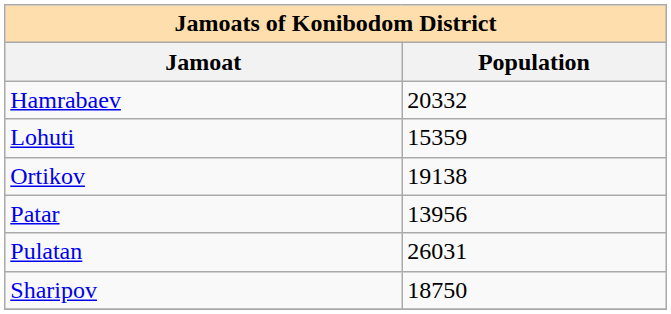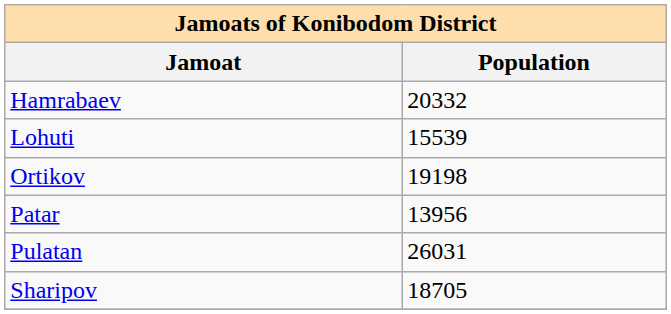(437, 137) 15359 -> (437, 137) 15539
(437, 175) 19138 -> (437, 175) 19198
(437, 289) 18750 -> (437, 289) 18705
